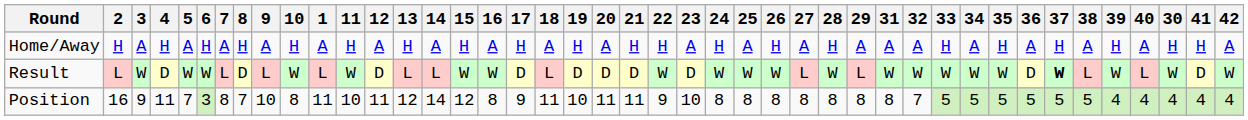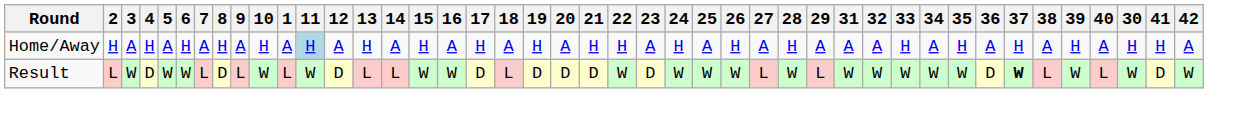(351, 46) no background -> (310, 46) lightblue background
- row: (49, 101)
